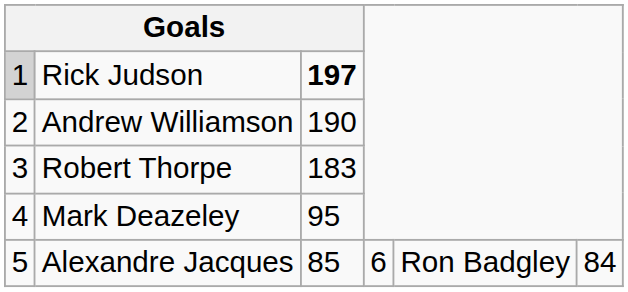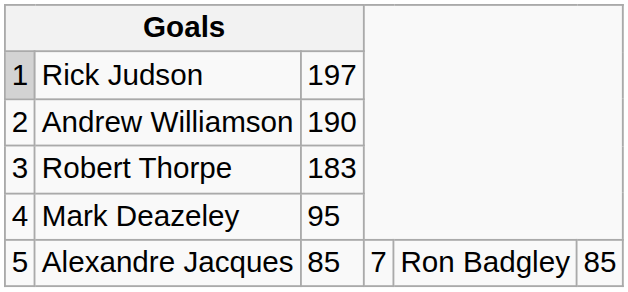(332, 74) bold -> (332, 74) normal
(379, 262) 6 -> (379, 262) 7
(600, 262) 84 -> (600, 262) 85
